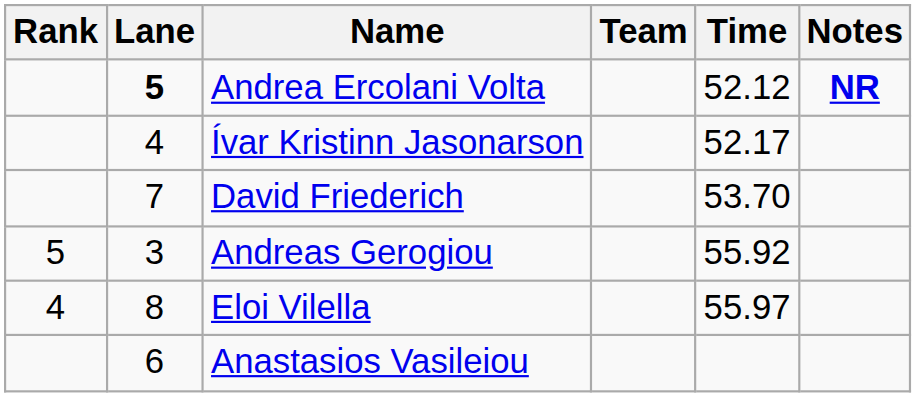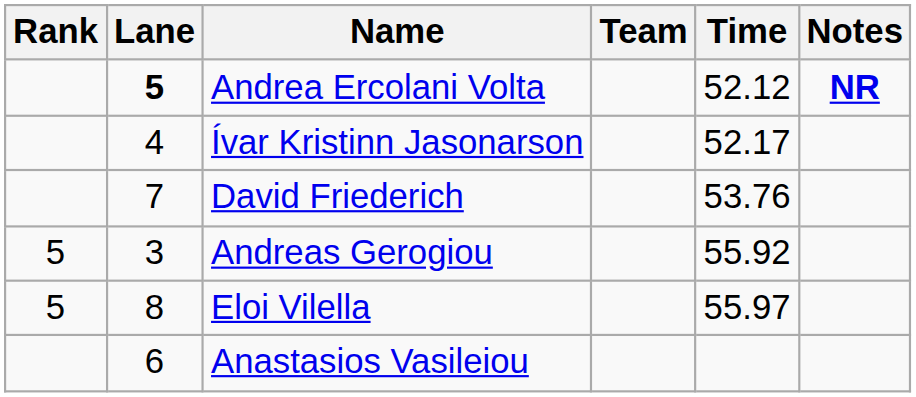(747, 197) 53.70 -> (747, 197) 53.76
(56, 307) 4 -> (56, 307) 5
